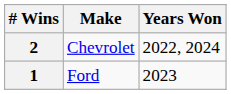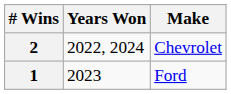columns swapped: (101, 18) <-> (182, 18)
